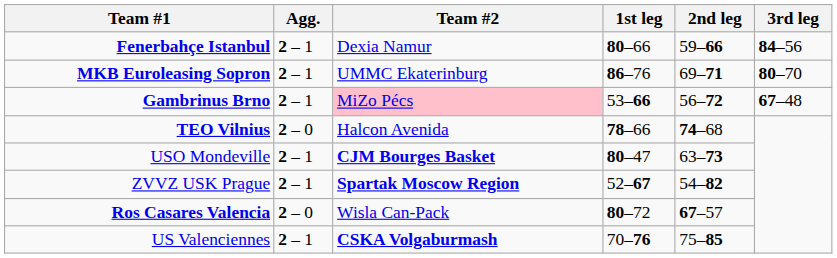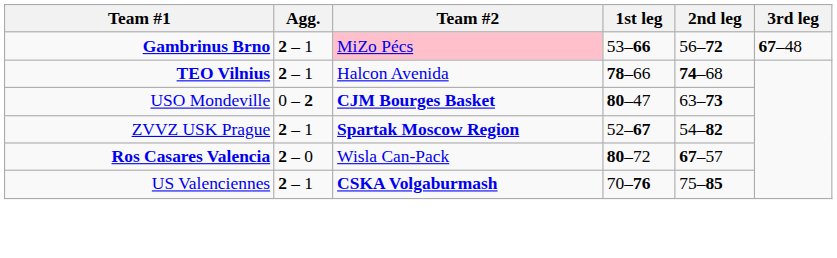- row: (193, 45)
- row: (174, 73)
(296, 128) 2 – 0 -> (296, 73) 2 – 1
(296, 156) 2 – 1 -> (296, 101) 0 – 2
